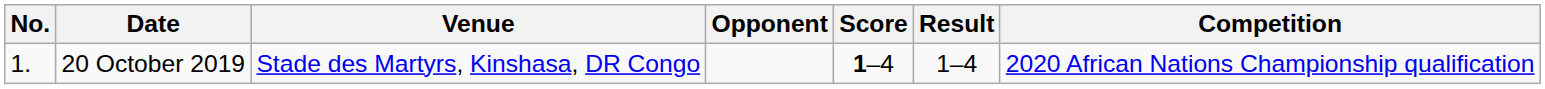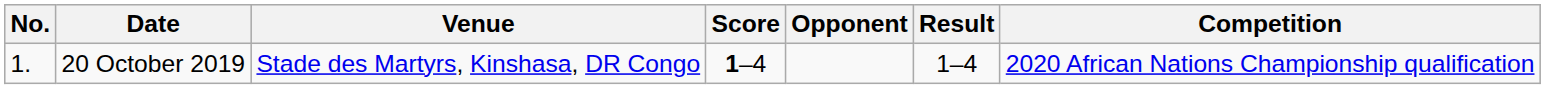columns swapped: (770, 24) <-> (873, 24)
